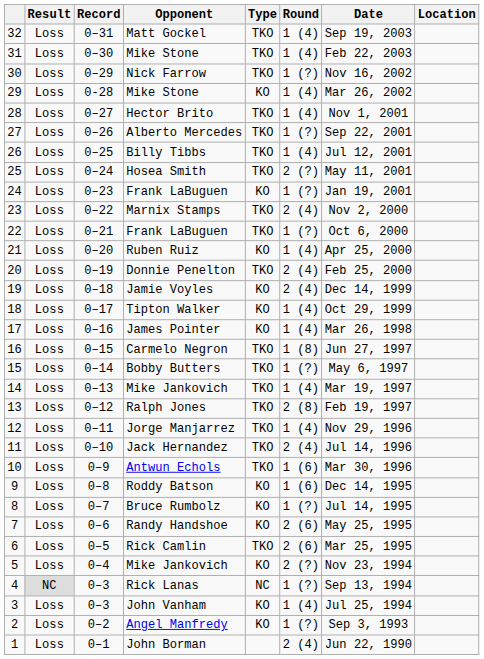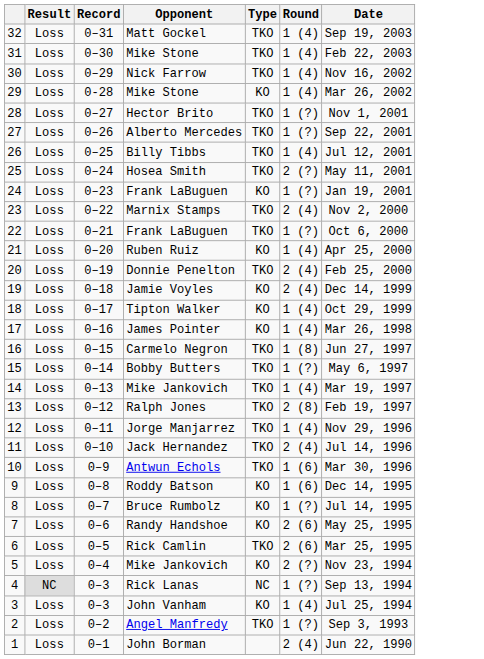- column: (447, 14)
(301, 73) 1 (?) -> (301, 73) 1 (4)
(301, 113) 1 (4) -> (301, 113) 1 (?)
(263, 625) KO -> (263, 625) TKO
